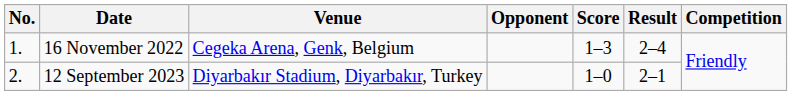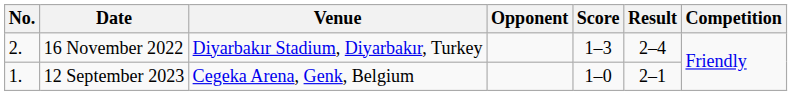(16, 47) 1. -> (16, 47) 2.
(303, 47) Cegeka Arena, Genk, Belgium -> (338, 47) Diyarbakır Stadium, Diyarbakır, Turkey
(16, 76) 2. -> (16, 76) 1.
(338, 76) Diyarbakır Stadium, Diyarbakır, Turkey -> (303, 76) Cegeka Arena, Genk, Belgium
